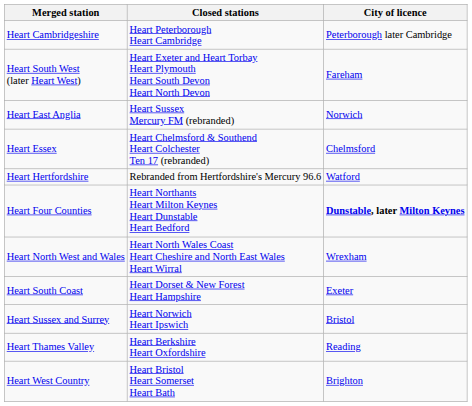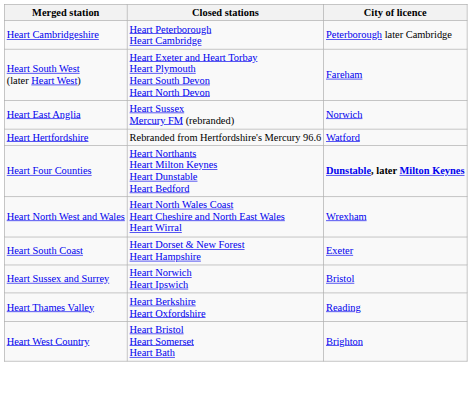- row: (32, 148)
